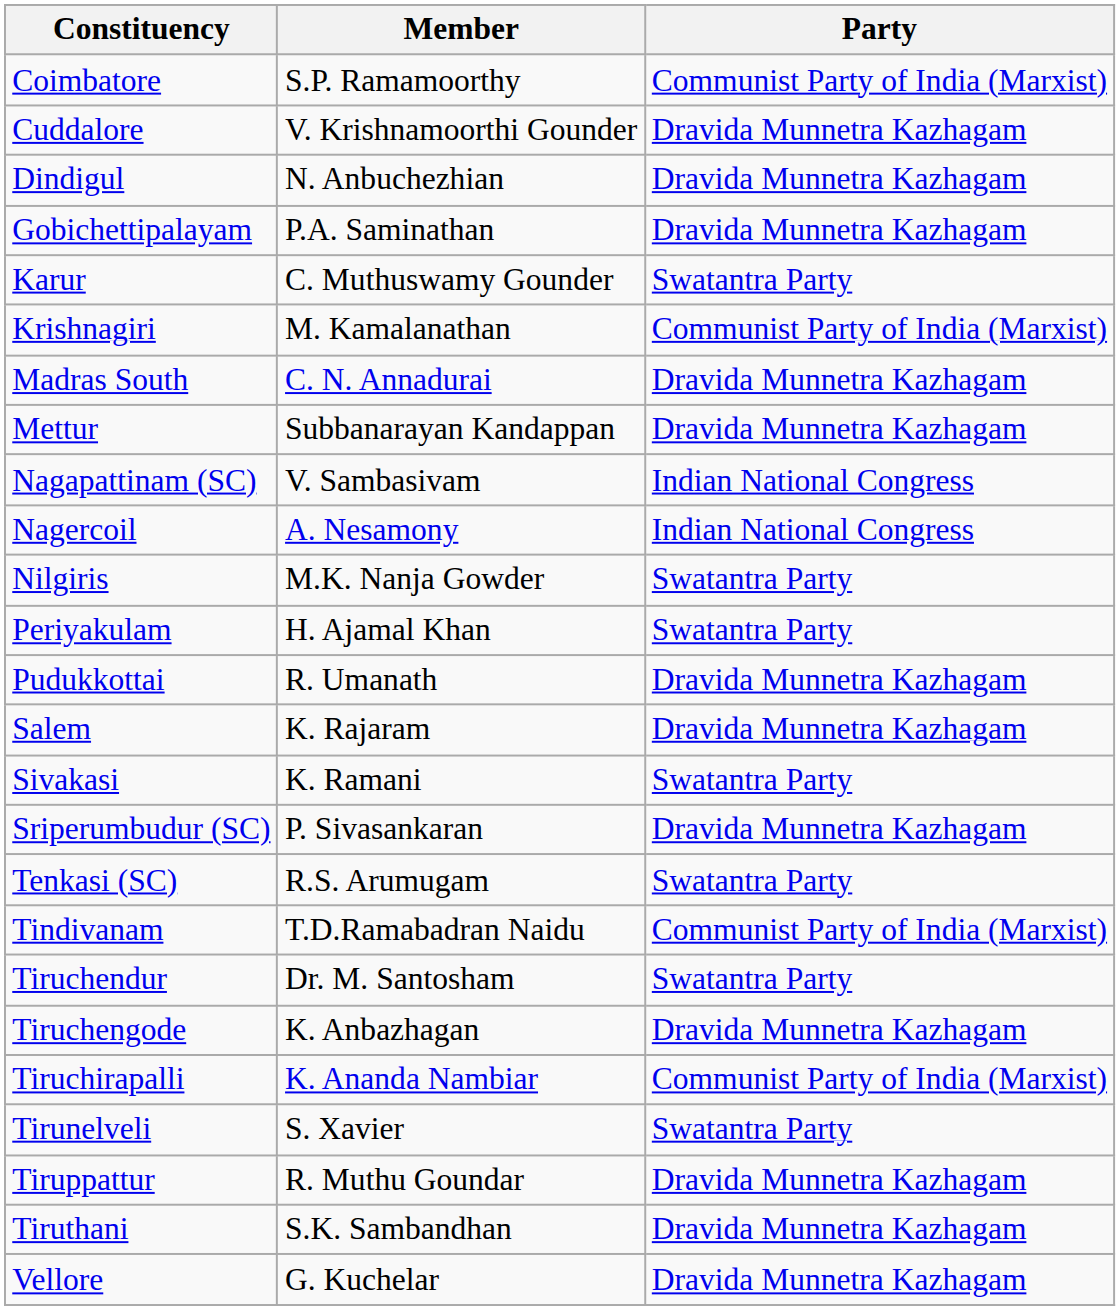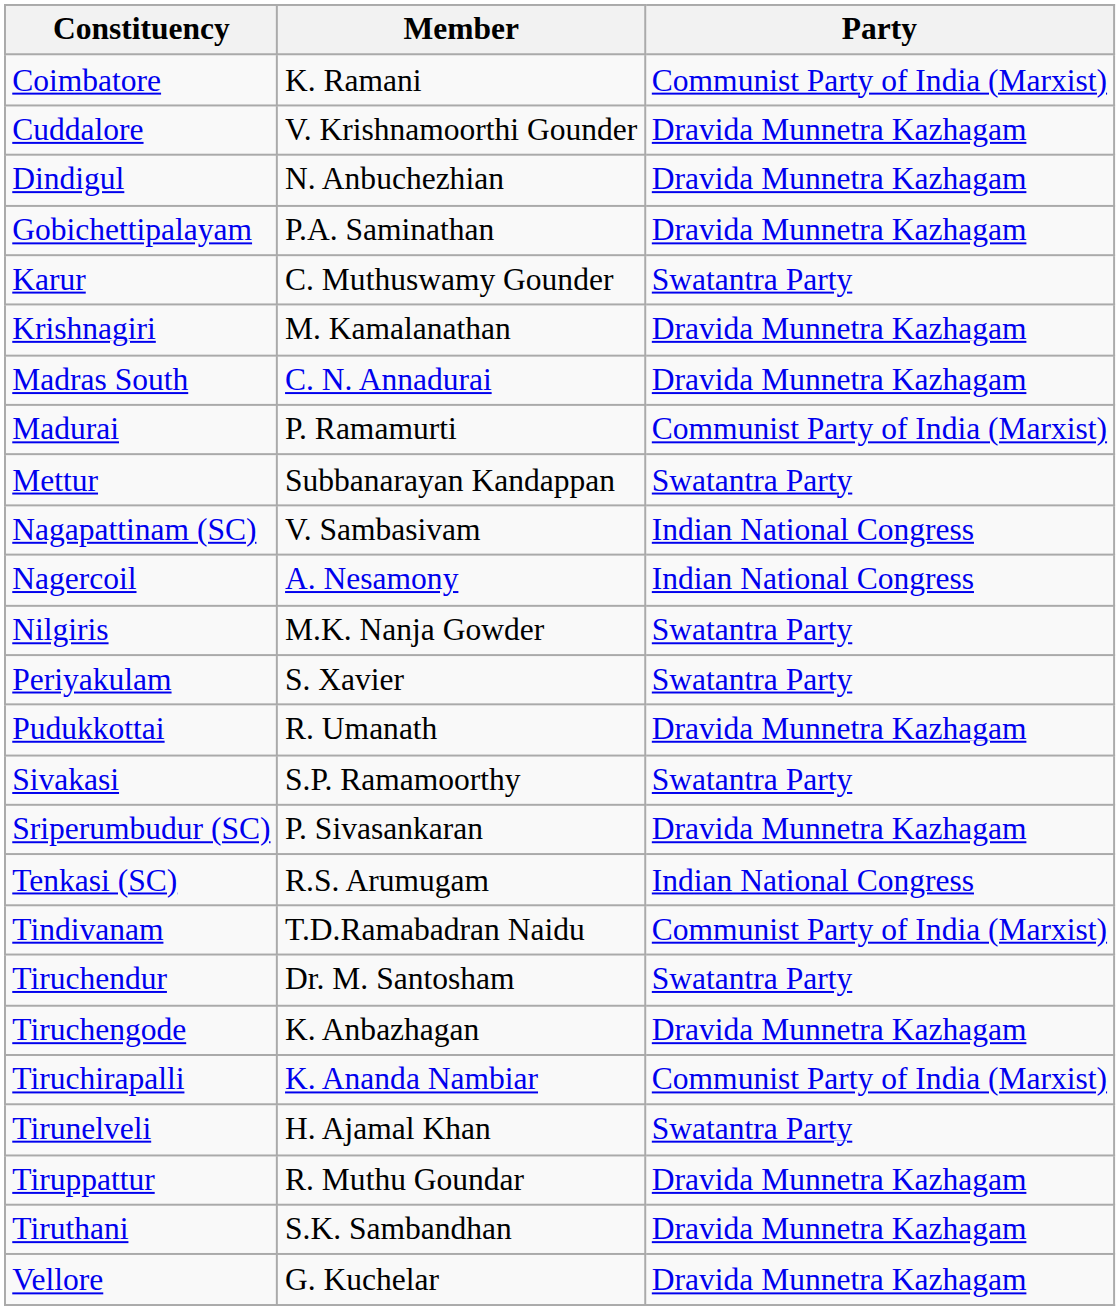(403, 79) S.P. Ramamoorthy -> (353, 79) K. Ramani
(879, 329) Communist Party of India (Marxist) -> (839, 329) Dravida Munnetra Kazhagam
+ row: (66, 429)
(839, 429) Dravida Munnetra Kazhagam -> (752, 479) Swatantra Party
(388, 629) H. Ajamal Khan -> (345, 679) S. Xavier
- row: (52, 729)
(353, 779) K. Ramani -> (403, 779) S.P. Ramamoorthy
(752, 879) Swatantra Party -> (813, 879) Indian National Congress
(345, 1129) S. Xavier -> (388, 1129) H. Ajamal Khan
